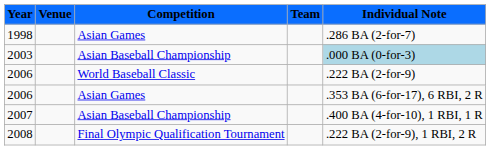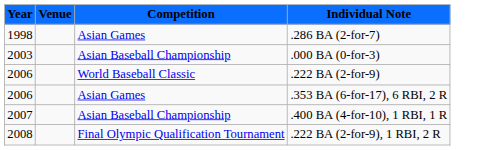- column: (305, 14)
(371, 54) lightblue background -> (335, 54) no background
